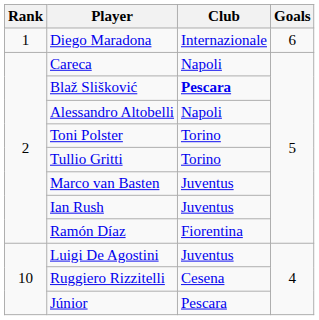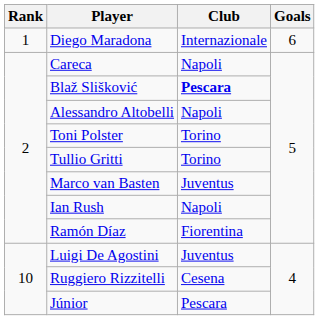(207, 207) Juventus -> (201, 207) Napoli
